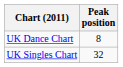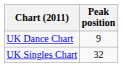(99, 39) 8 -> (99, 39) 9
